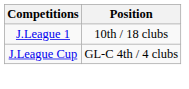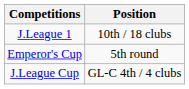+ row: (45, 53)
